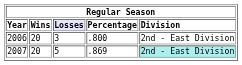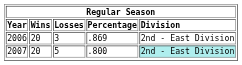(69, 25) lavender background -> (69, 25) no background
(97, 38) .800 -> (97, 38) .869
(97, 52) .869 -> (97, 52) .800
